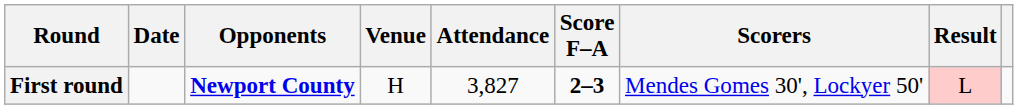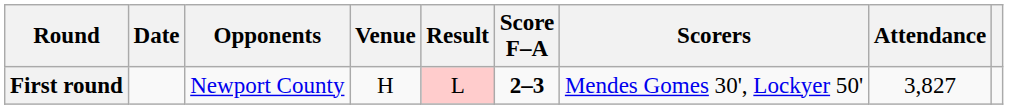columns swapped: (965, 35) <-> (493, 35)
(272, 85) bold -> (267, 85) normal
